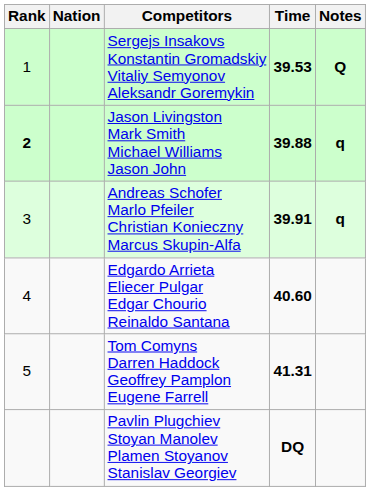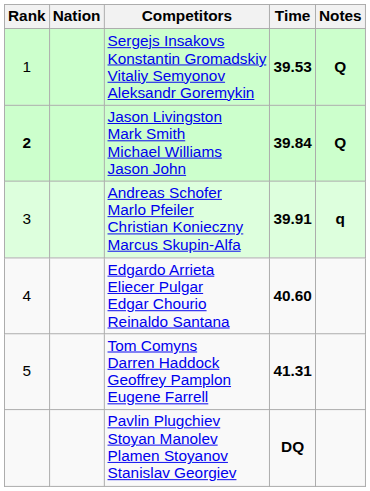(293, 143) 39.88 -> (293, 143) 39.84
(340, 143) q -> (340, 143) Q
